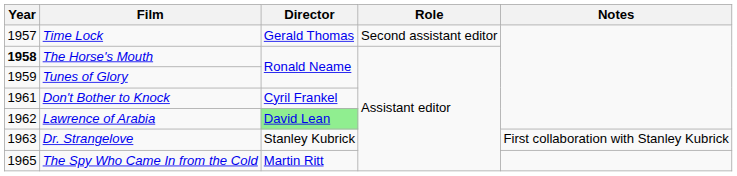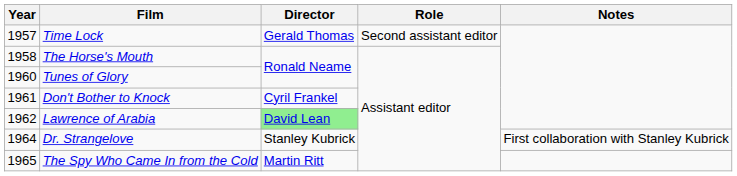(22, 56) bold -> (22, 56) normal
(22, 77) 1959 -> (22, 77) 1960
(22, 139) 1963 -> (22, 139) 1964
